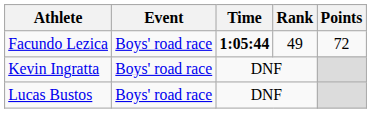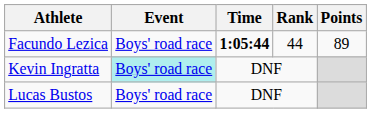(295, 43) 49 -> (295, 43) 44
(342, 43) 72 -> (342, 43) 89
(164, 69) no background -> (164, 69) paleturquoise background
